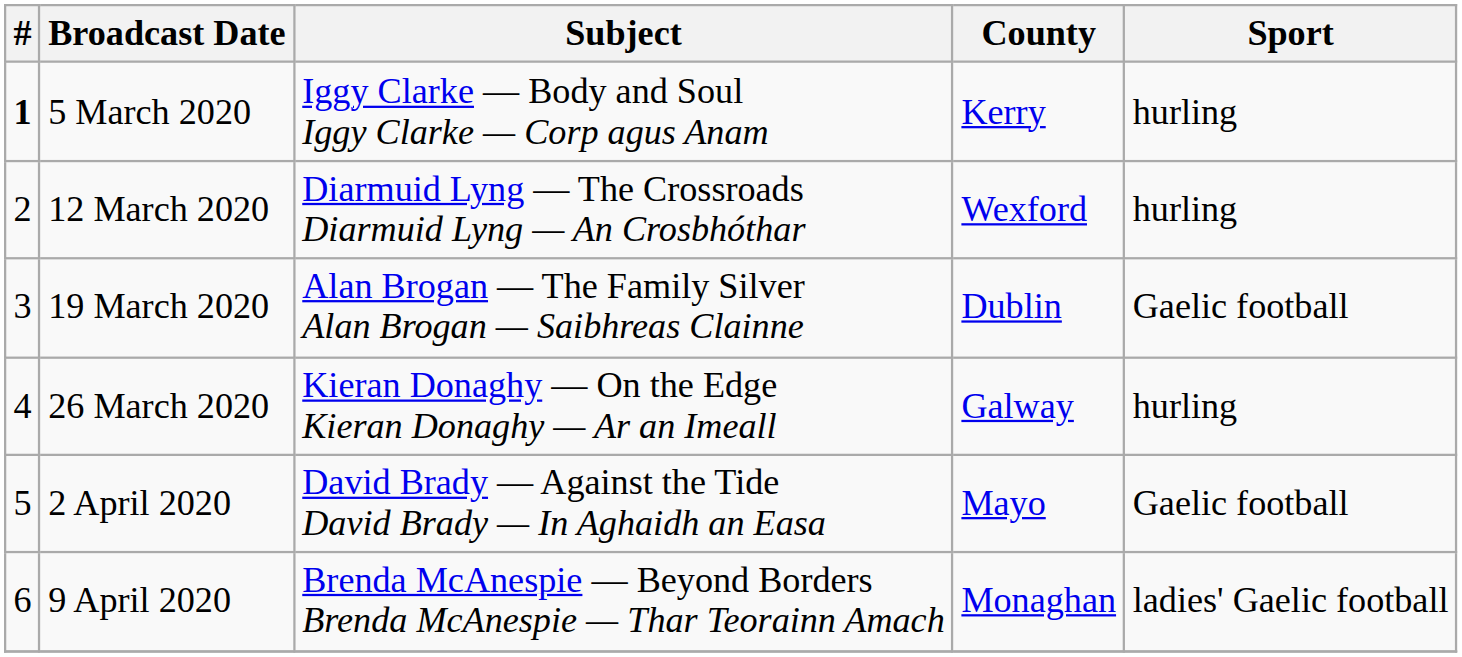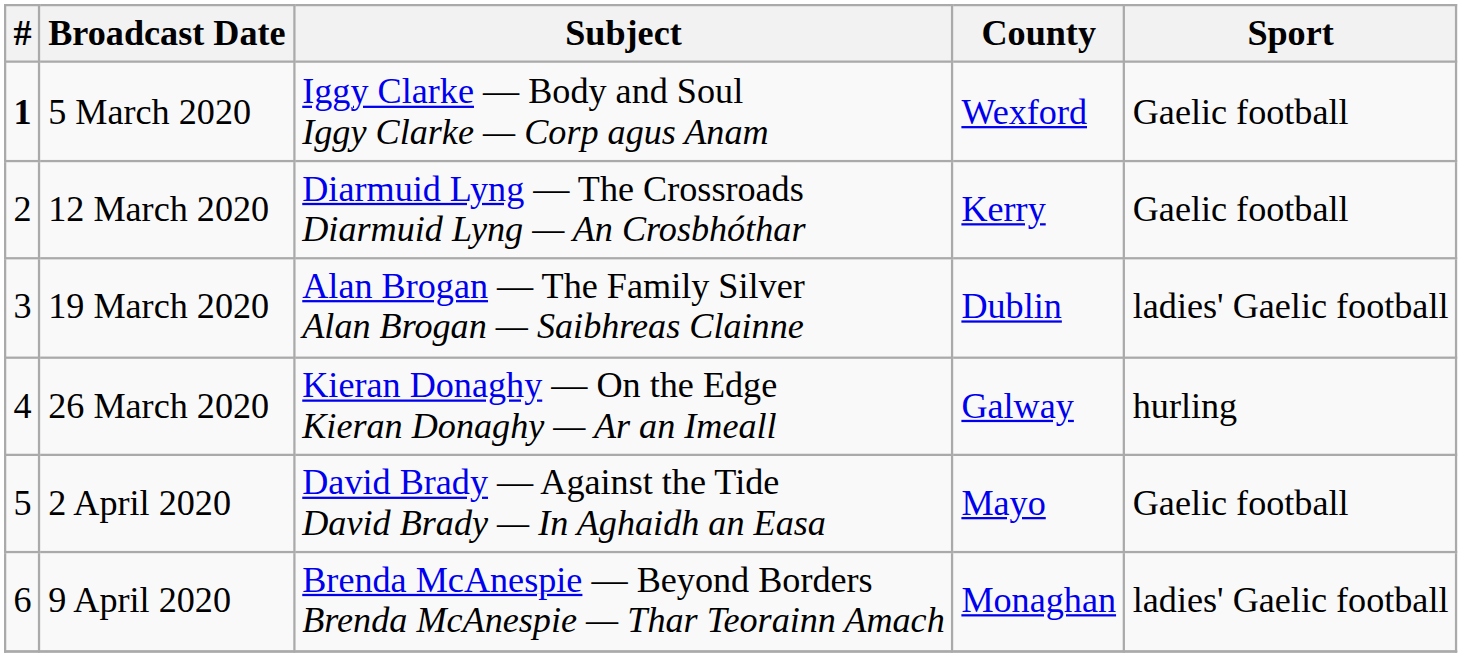(1004, 110) Kerry -> (1024, 110) Wexford
(1185, 110) hurling -> (1241, 110) Gaelic football
(1024, 208) Wexford -> (1004, 208) Kerry
(1185, 208) hurling -> (1241, 208) Gaelic football
(1241, 306) Gaelic football -> (1291, 306) ladies' Gaelic football
